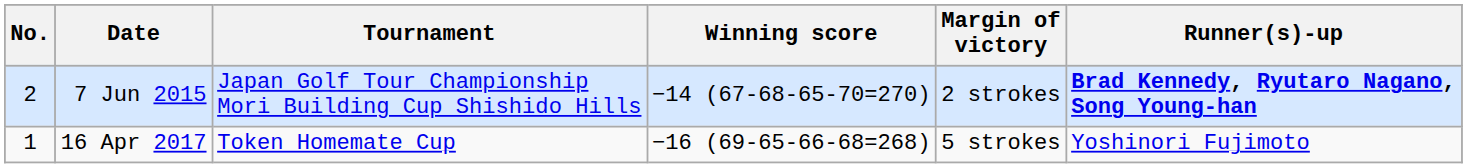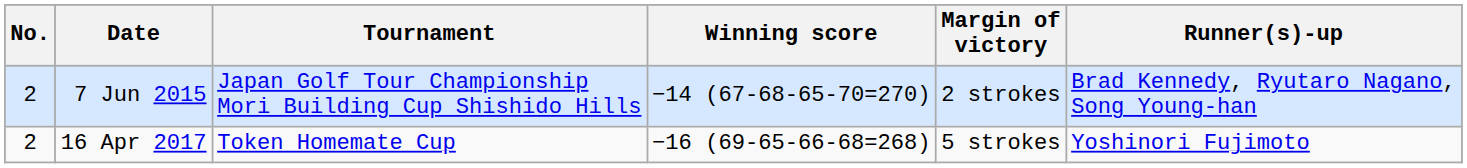(1263, 96) bold -> (1263, 96) normal
(30, 145) 1 -> (30, 145) 2
